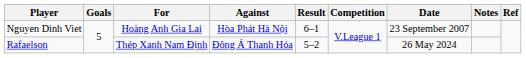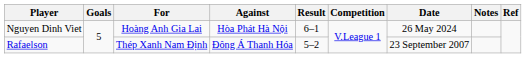(429, 28) 23 September 2007 -> (429, 28) 26 May 2024
(429, 45) 26 May 2024 -> (429, 45) 23 September 2007
